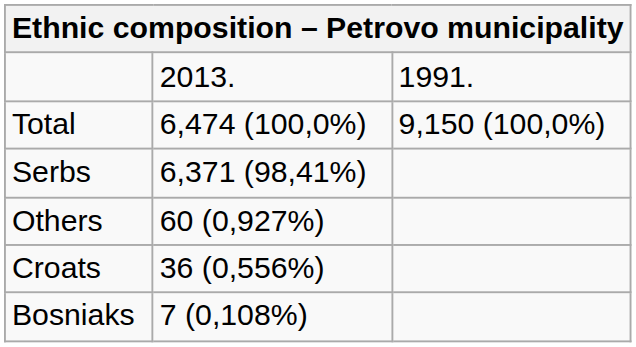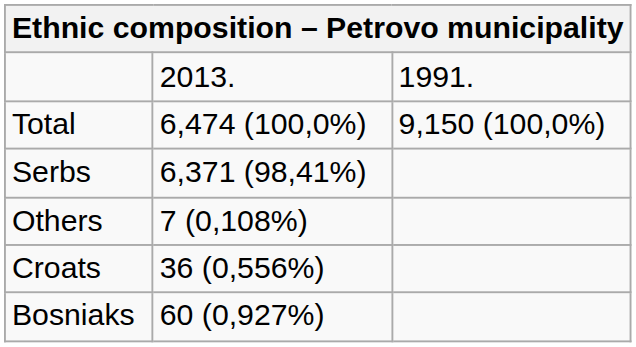(242, 220) 60 (0,927%) -> (234, 220) 7 (0,108%)
(234, 316) 7 (0,108%) -> (242, 316) 60 (0,927%)
